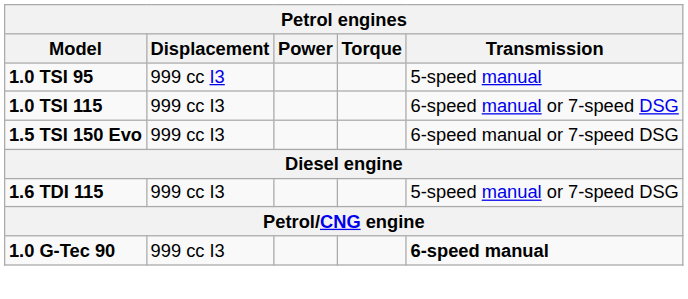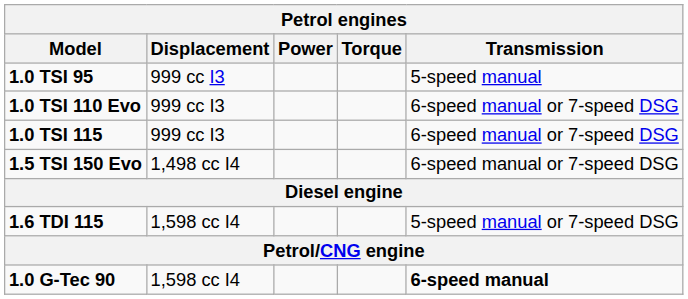+ row: (75, 106)
(188, 135) 999 cc I3 -> (195, 164) 1,498 cc I4
(188, 193) 999 cc I3 -> (195, 222) 1,598 cc I4
(188, 251) 999 cc I3 -> (195, 280) 1,598 cc I4
